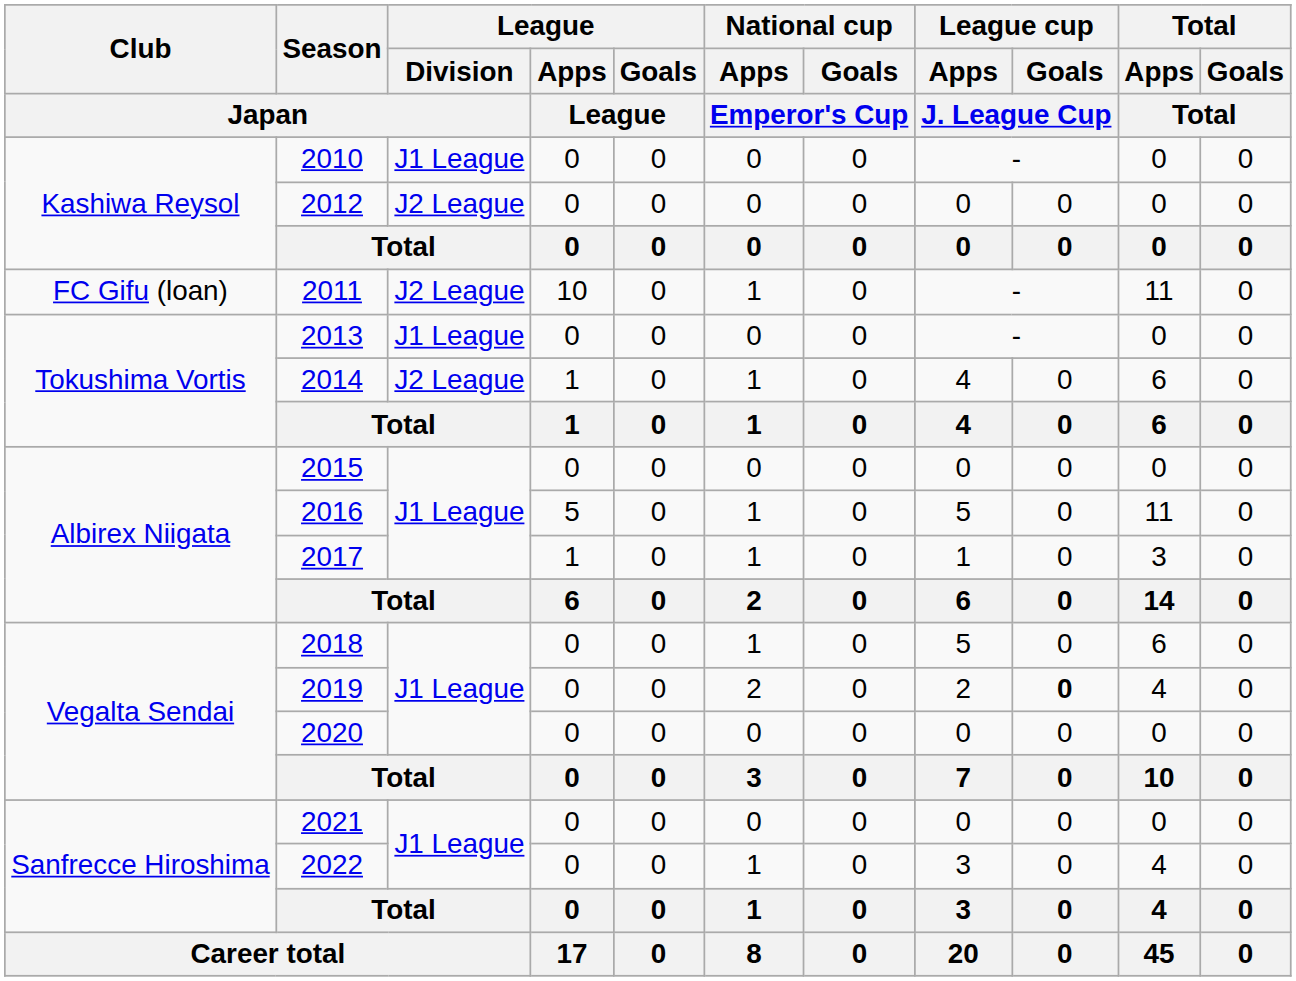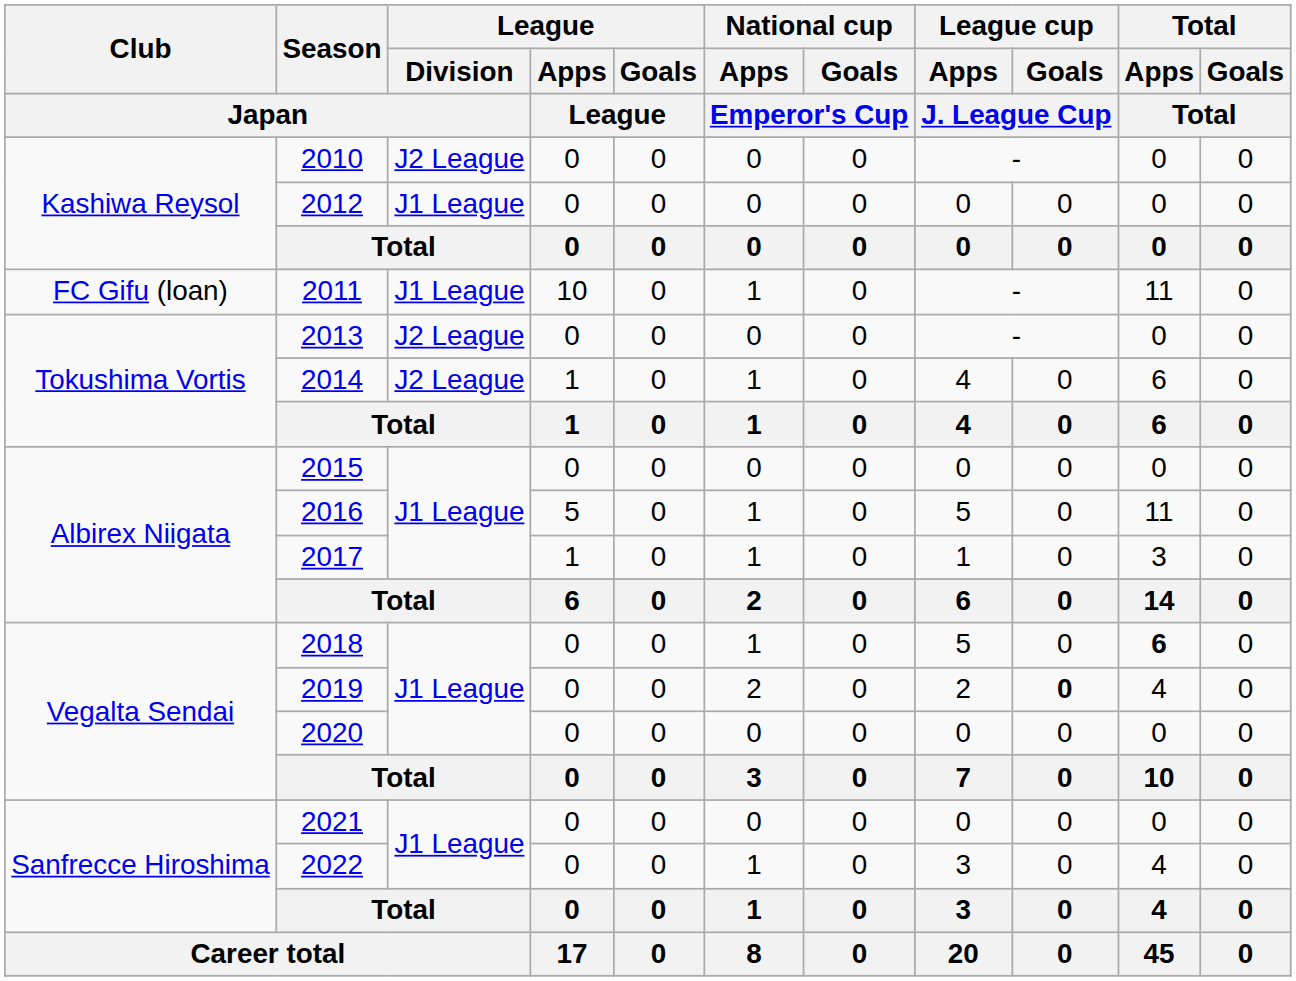(459, 159) J1 League -> (459, 159) J2 League
(459, 203) J2 League -> (459, 203) J1 League
(459, 291) J2 League -> (459, 291) J1 League
(459, 335) J1 League -> (459, 335) J2 League
(1159, 644) normal -> (1159, 644) bold
